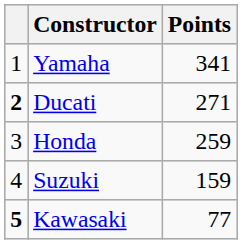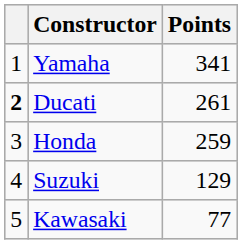(213, 102) 271 -> (213, 102) 261
(213, 180) 159 -> (213, 180) 129
(16, 219) bold -> (16, 219) normal
